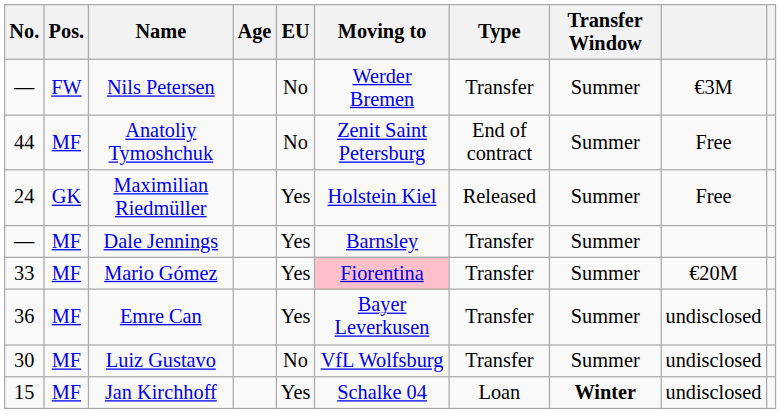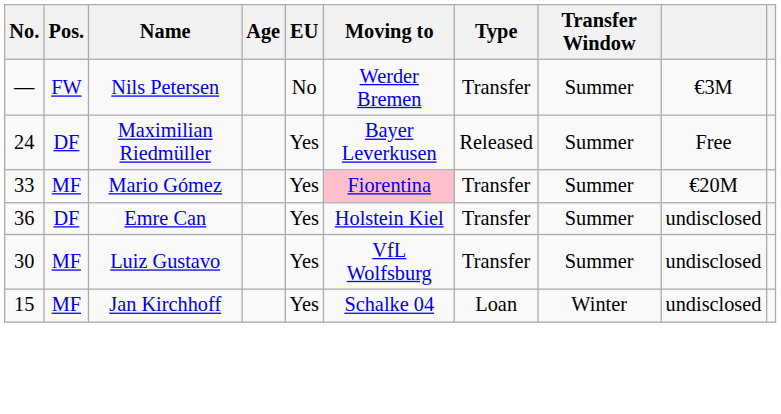- row: (161, 142)
(66, 197) GK -> (66, 142) DF
(382, 197) Holstein Kiel -> (389, 142) Bayer Leverkusen
- row: (161, 240)
(66, 316) MF -> (66, 218) DF
(382, 316) Bayer Leverkusen -> (389, 218) Holstein Kiel
(296, 360) No -> (304, 261) Yes
(605, 392) bold -> (599, 305) normal
